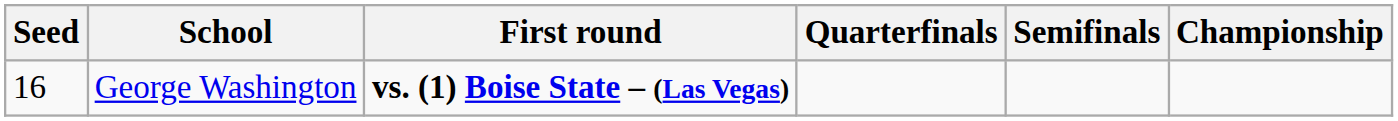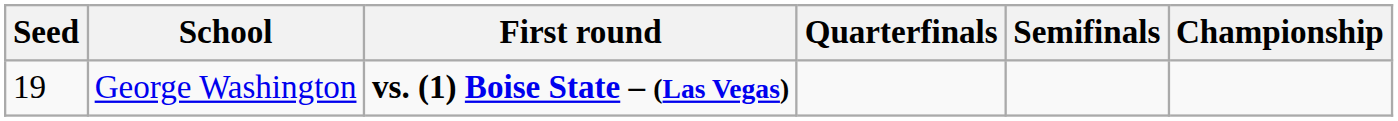(29, 86) 16 -> (29, 86) 19
